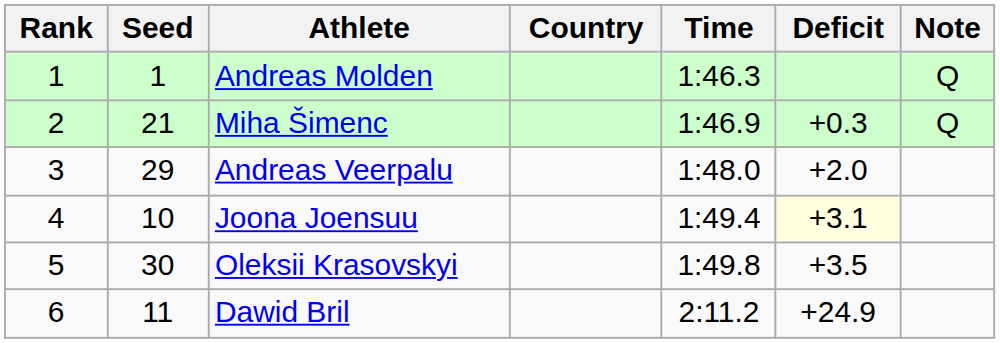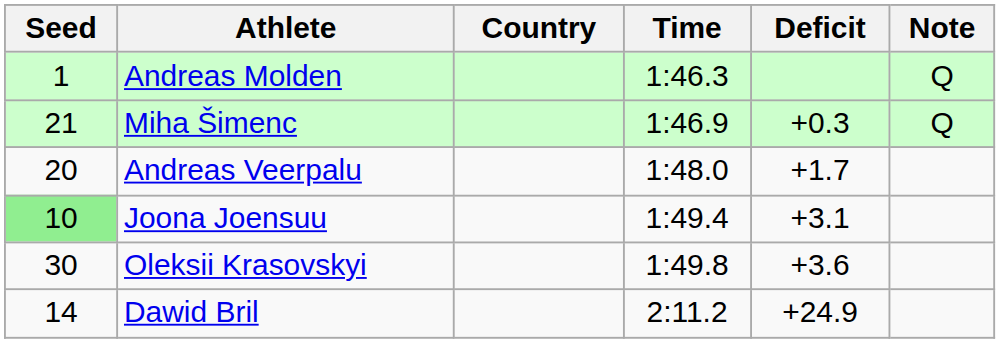- column: (56, 28)
(158, 170) 29 -> (61, 170) 20
(838, 170) +2.0 -> (820, 170) +1.7
(158, 218) no background -> (61, 218) lightgreen background
(838, 218) lightyellow background -> (820, 218) no background
(838, 265) +3.5 -> (820, 265) +3.6
(158, 312) 11 -> (61, 312) 14
